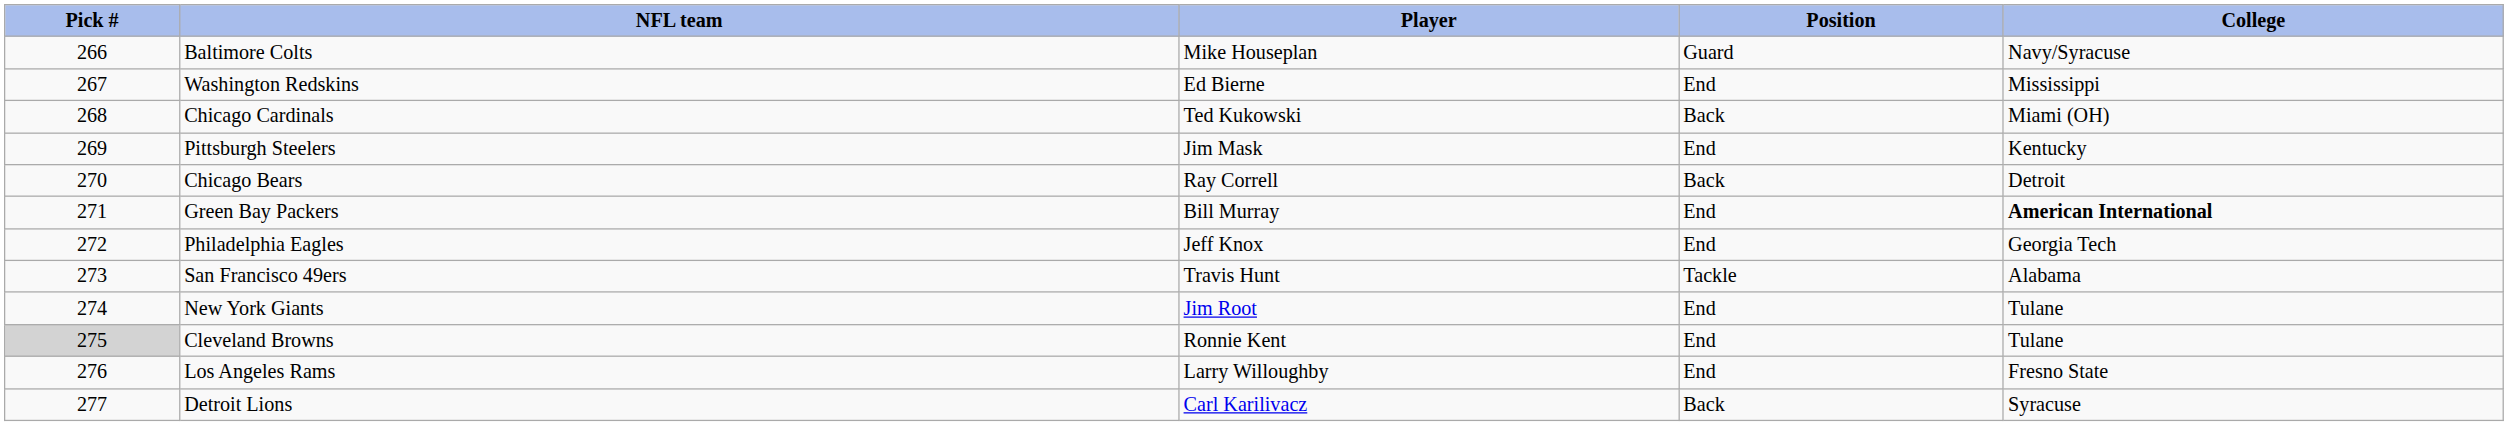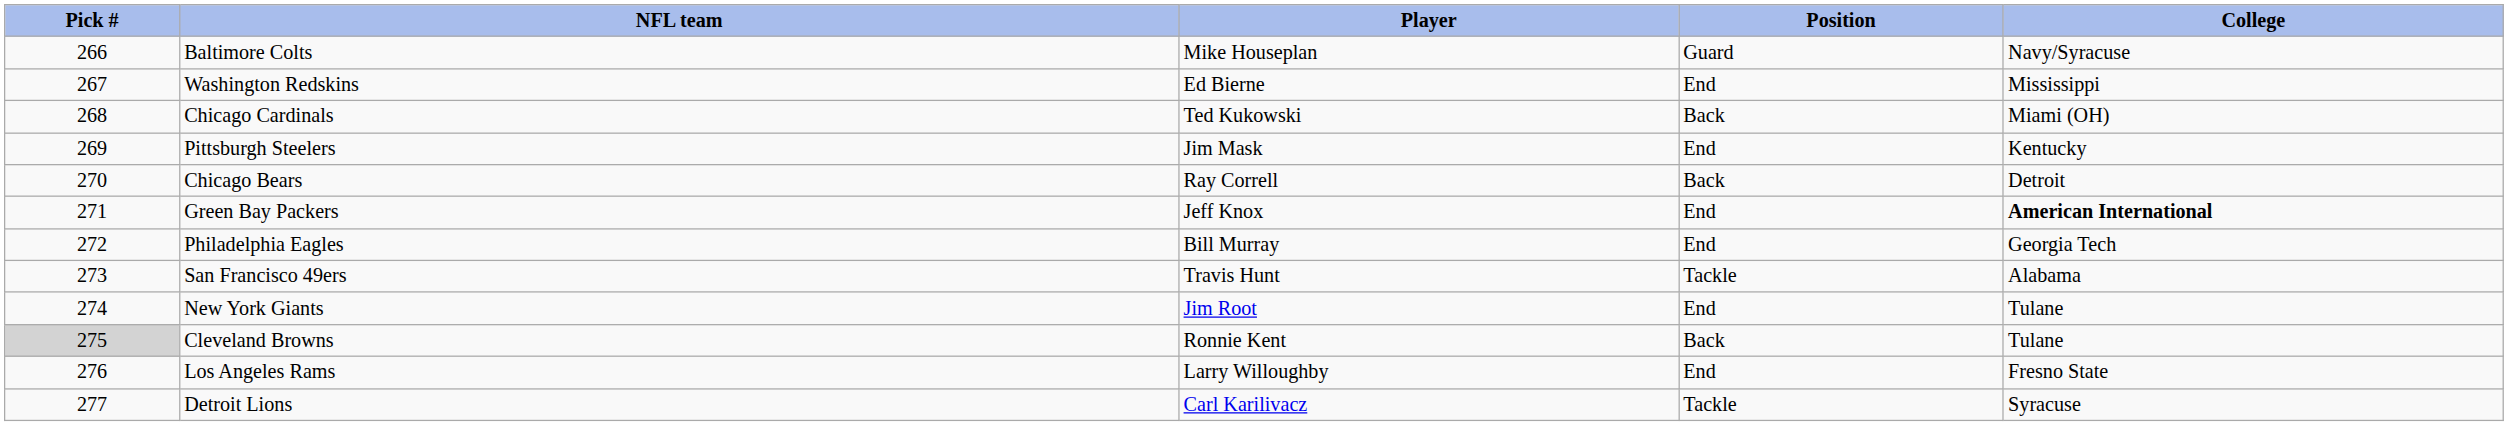(1231, 212) Bill Murray -> (1223, 212) Jeff Knox
(1223, 244) Jeff Knox -> (1231, 244) Bill Murray
(1700, 340) End -> (1704, 340) Back
(1704, 404) Back -> (1710, 404) Tackle
